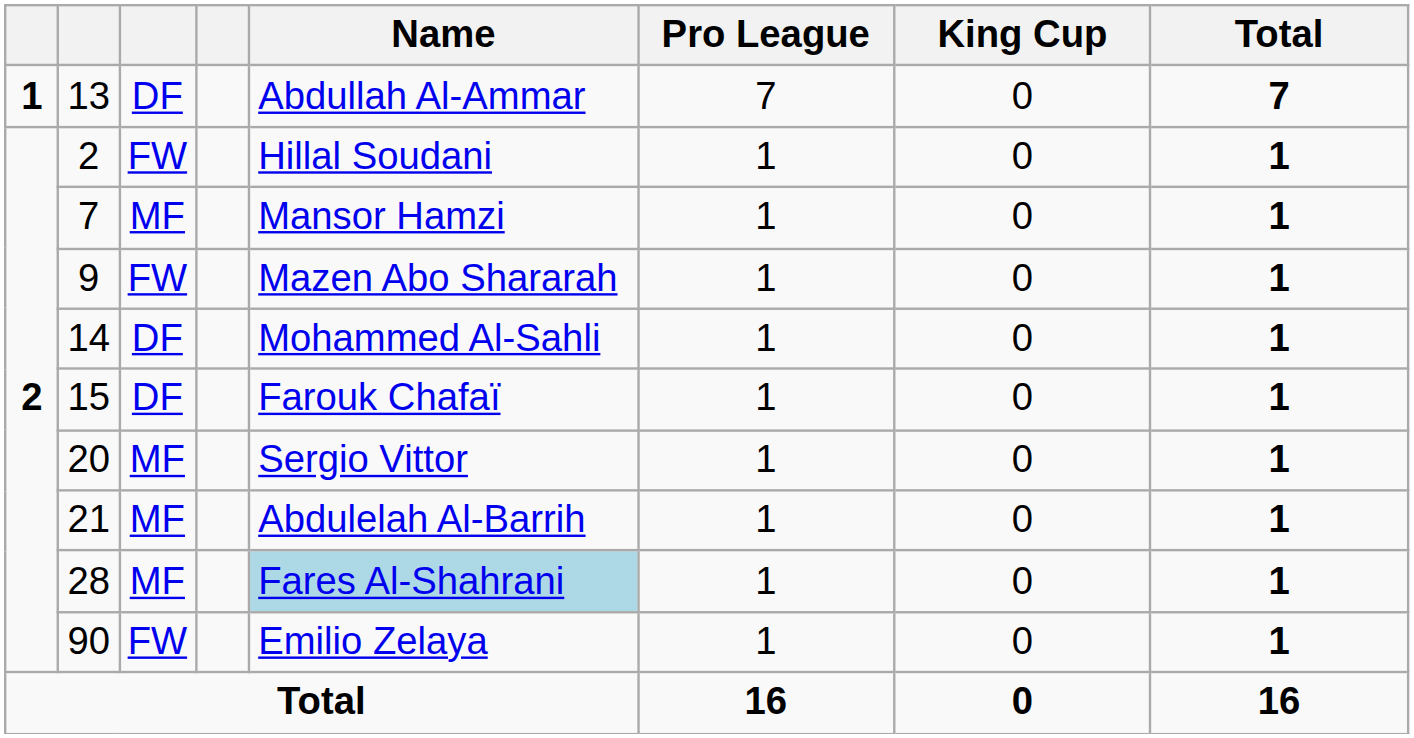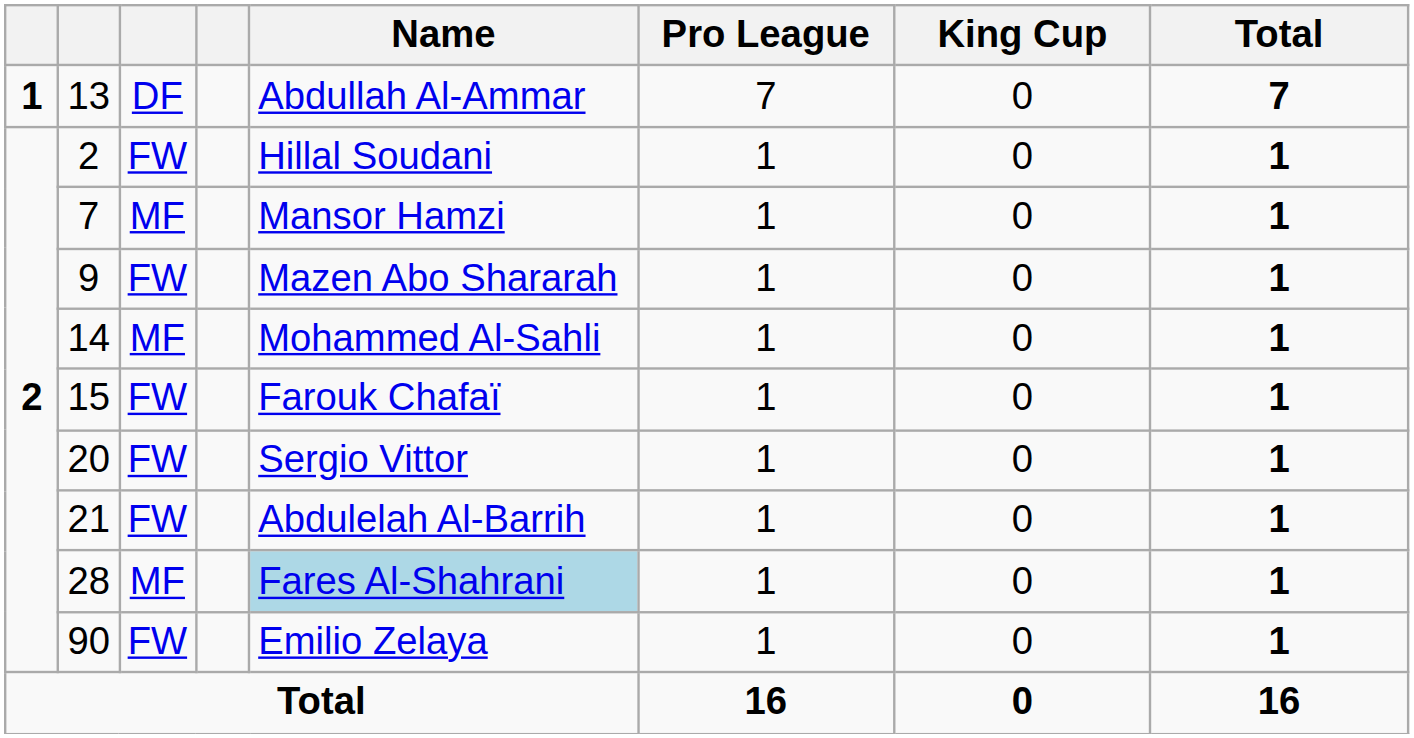(157, 338) DF -> (157, 338) MF
(157, 398) DF -> (157, 398) FW
(157, 459) MF -> (157, 459) FW
(157, 519) MF -> (157, 519) FW
